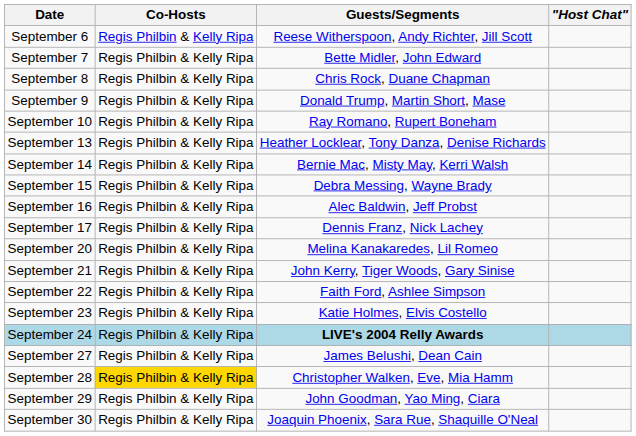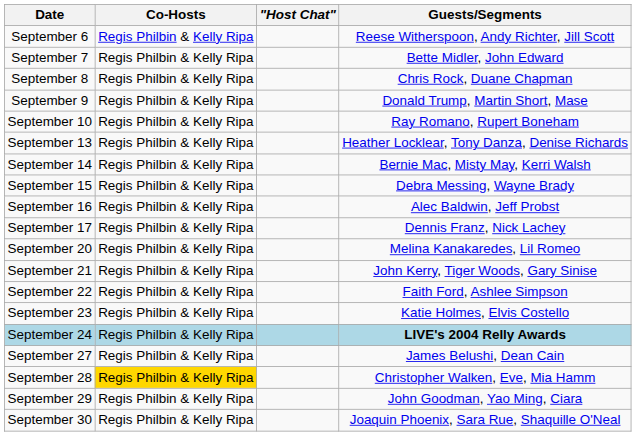columns swapped: (590, 15) <-> (403, 15)
